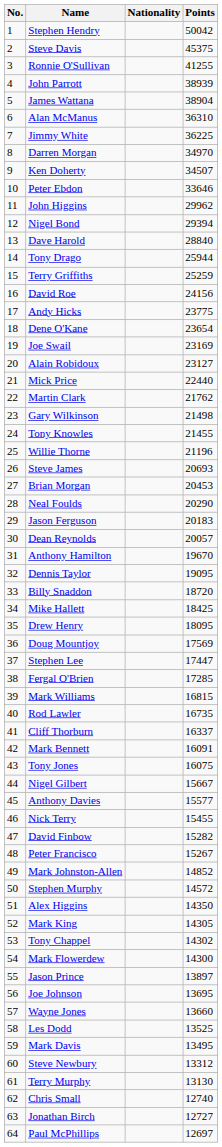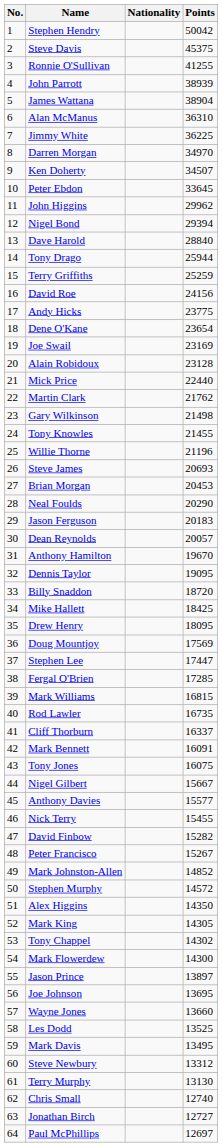(199, 188) 33646 -> (199, 188) 33645
(199, 363) 23127 -> (199, 363) 23128
